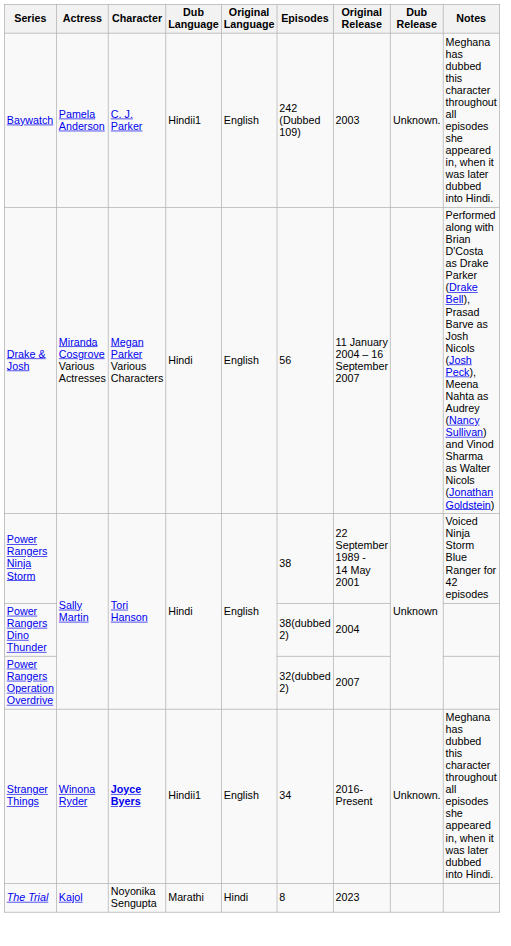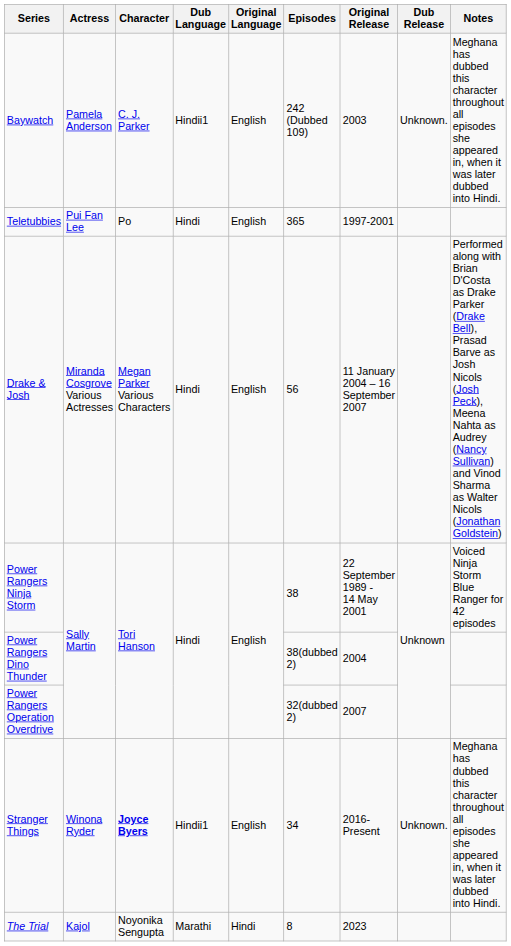+ row: (34, 221)
